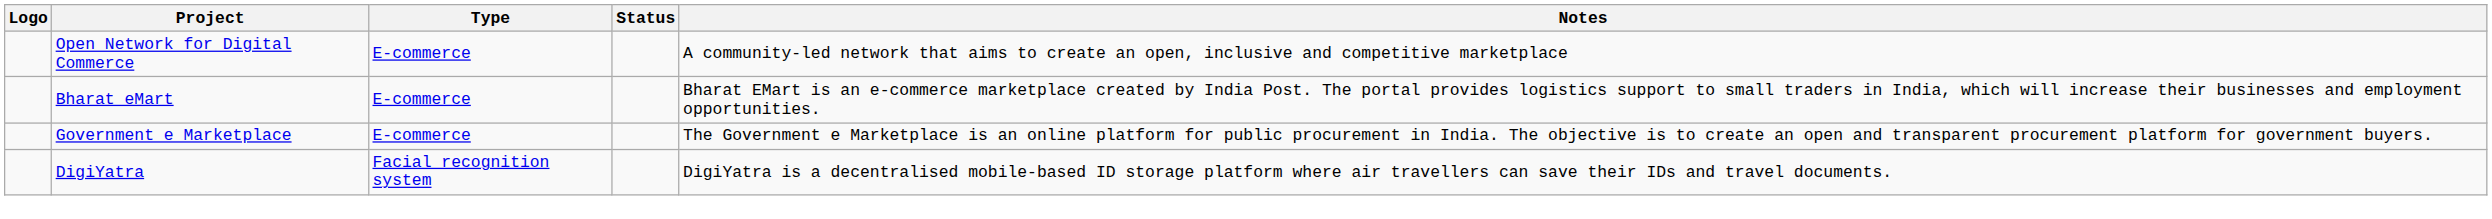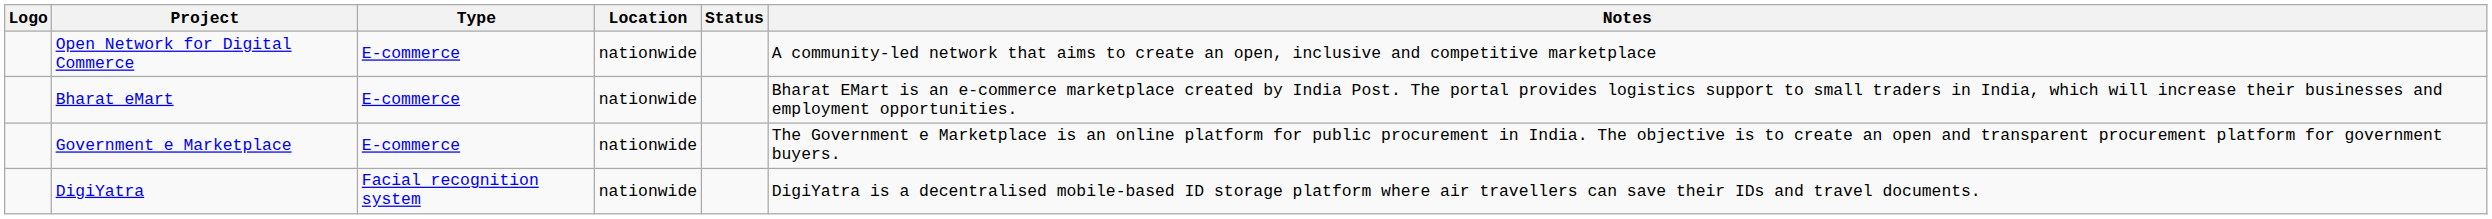+ column: (648, 18)
